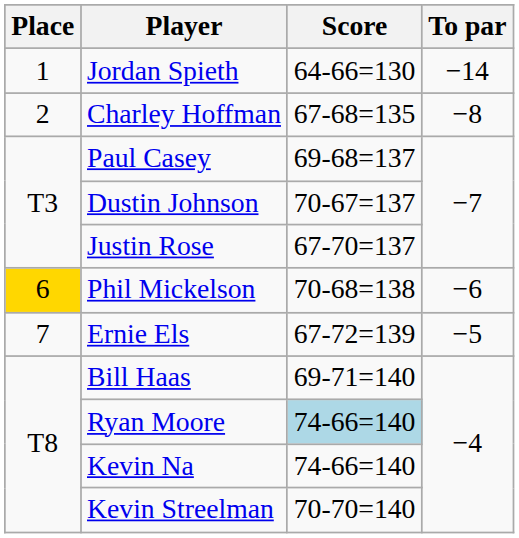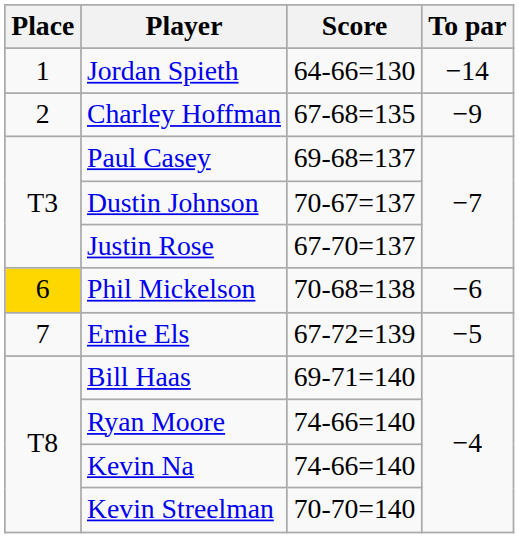(467, 114) −8 -> (467, 114) −9
(355, 421) lightblue background -> (355, 421) no background
